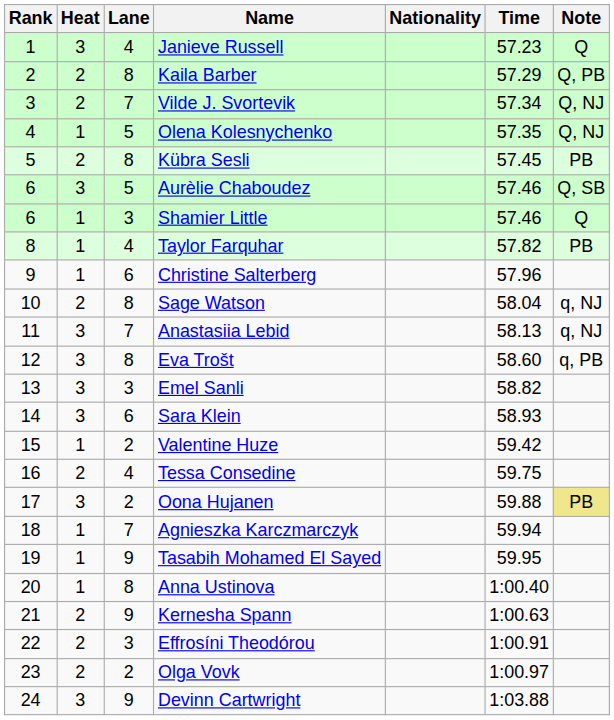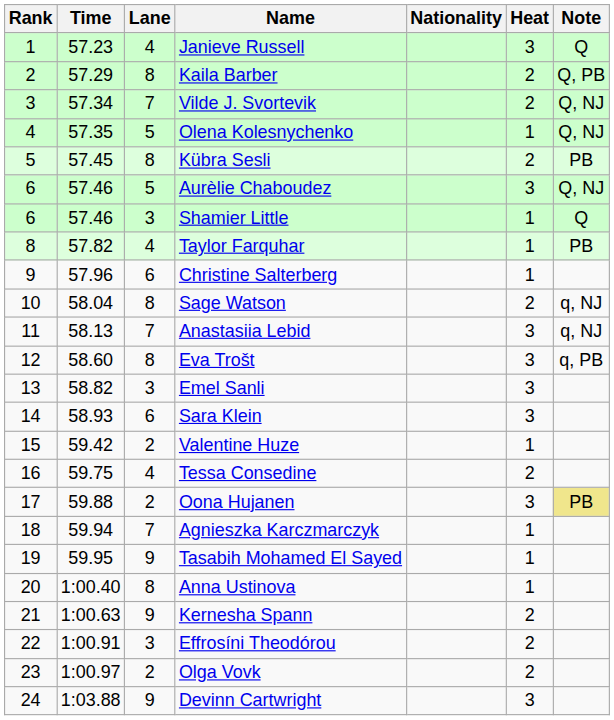columns swapped: (80, 18) <-> (519, 18)
(581, 189) Q, SB -> (581, 189) Q, NJ
